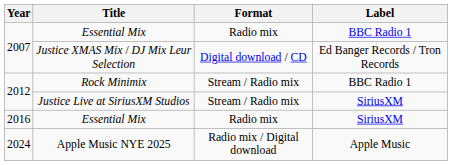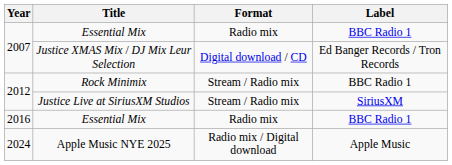(380, 119) SiriusXM -> (380, 119) BBC Radio 1
